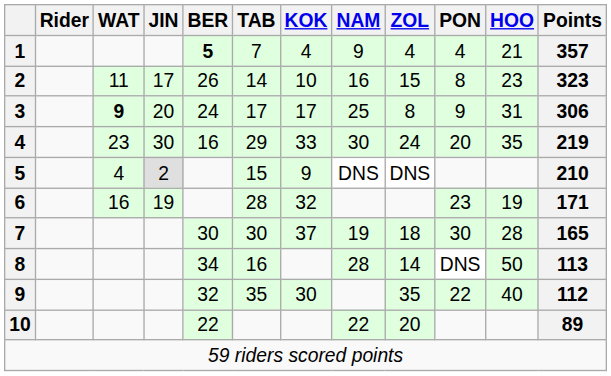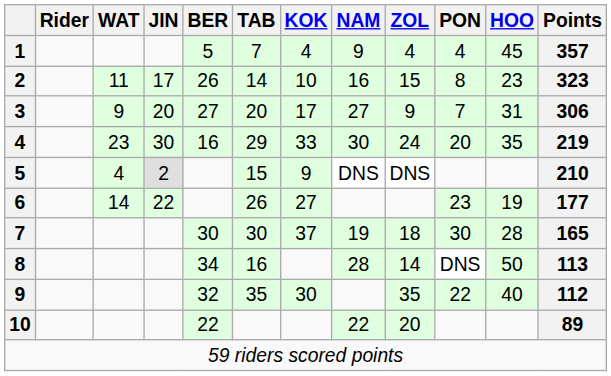(208, 51) bold -> (208, 51) normal
(512, 51) 21 -> (512, 51) 45
(119, 112) bold -> (119, 112) normal
(208, 112) 24 -> (208, 112) 27
(256, 112) 17 -> (256, 112) 20
(358, 112) 25 -> (358, 112) 27
(410, 112) 8 -> (410, 112) 9
(460, 112) 9 -> (460, 112) 7
(119, 203) 16 -> (119, 203) 14
(164, 203) 19 -> (164, 203) 22
(256, 203) 28 -> (256, 203) 26
(306, 203) 32 -> (306, 203) 27
(573, 203) 171 -> (573, 203) 177
